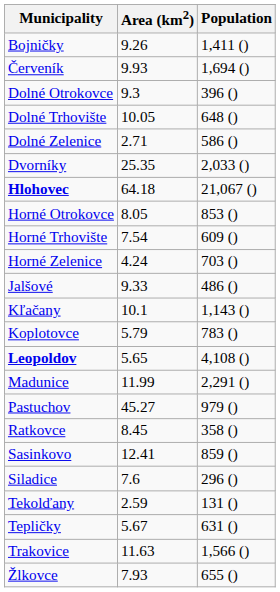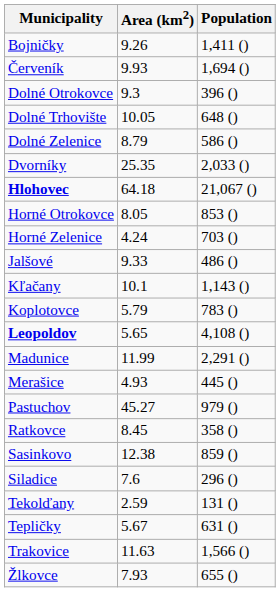(134, 141) 2.71 -> (134, 141) 8.79
- row: (58, 237)
+ row: (36, 382)
(138, 454) 12.41 -> (138, 454) 12.38
